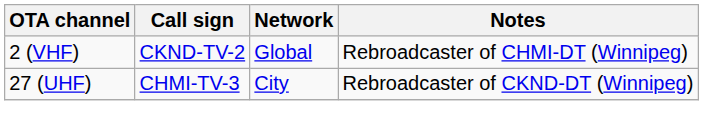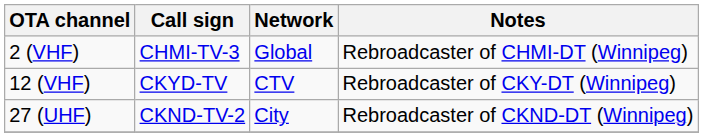(192, 52) CKND-TV-2 -> (190, 52) CHMI-TV-3
+ row: (50, 83)
(190, 83) CHMI-TV-3 -> (192, 115) CKND-TV-2
